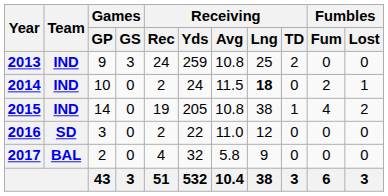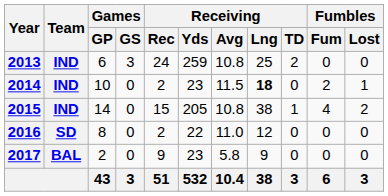(102, 62) 9 -> (102, 62) 6
(195, 86) 24 -> (195, 86) 23
(161, 109) 19 -> (161, 109) 15
(102, 132) 3 -> (102, 132) 8
(161, 156) 4 -> (161, 156) 9
(195, 156) 32 -> (195, 156) 23
